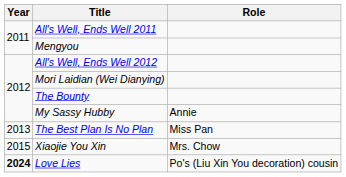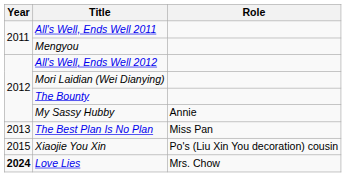(195, 146) Mrs. Chow -> (254, 146) Po's (Liu Xin You decoration) cousin
(254, 163) Po's (Liu Xin You decoration) cousin -> (195, 163) Mrs. Chow
